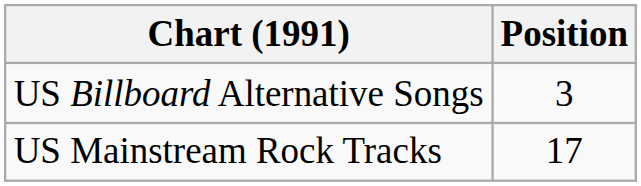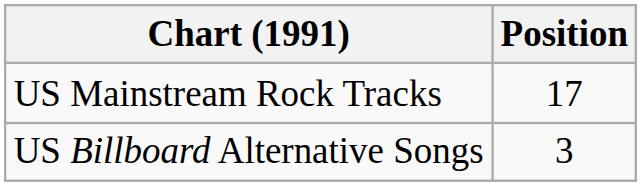rows swapped: (249, 92) <-> (228, 151)
